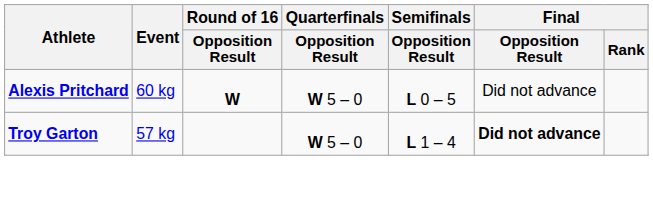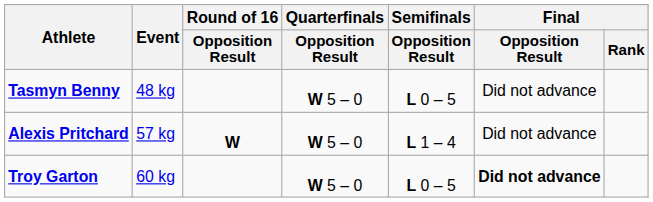+ row: (64, 91)
(156, 91) 60 kg -> (156, 134) 57 kg
(431, 100) L 0 – 5 -> (431, 143) L 1 – 4
(156, 134) 57 kg -> (156, 177) 60 kg
(431, 143) L 1 – 4 -> (431, 185) L 0 – 5
